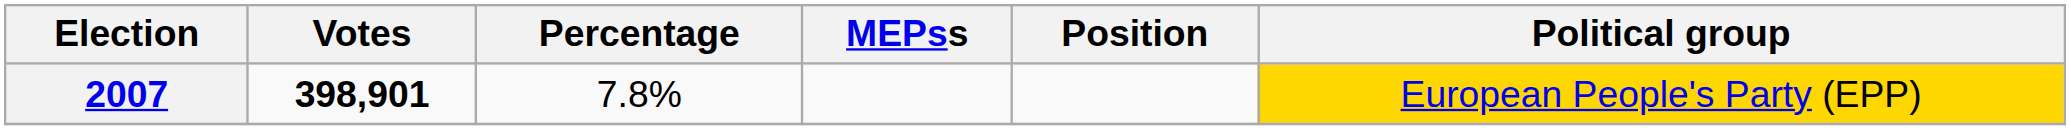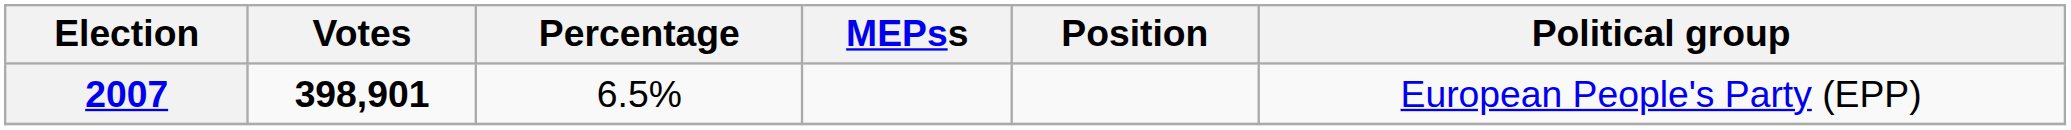(639, 93) 7.8% -> (639, 93) 6.5%
(1661, 93) gold background -> (1661, 93) no background
